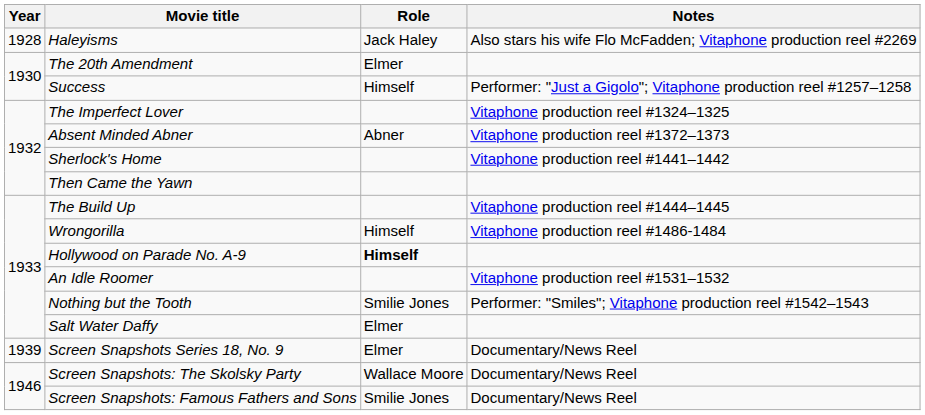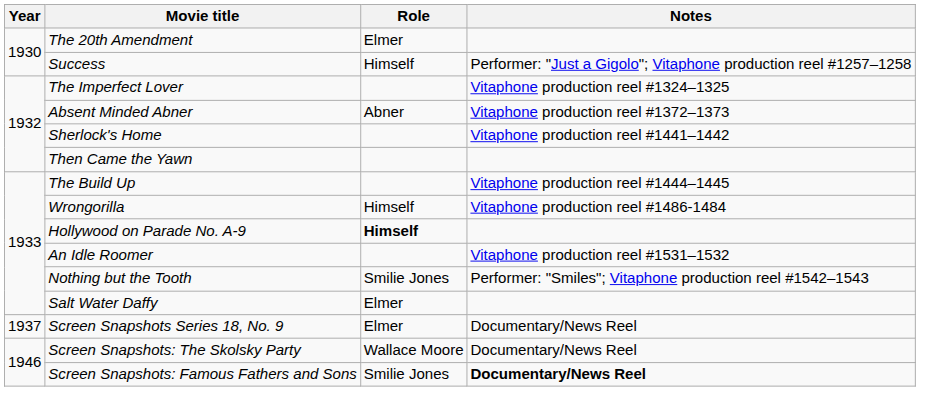- row: (83, 40)
(25, 350) 1939 -> (25, 326) 1937
(554, 398) normal -> (558, 374) bold
